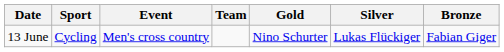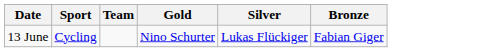- column: (156, 15)
